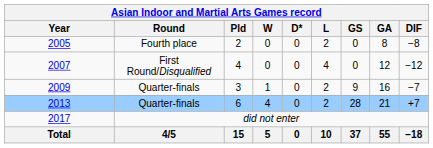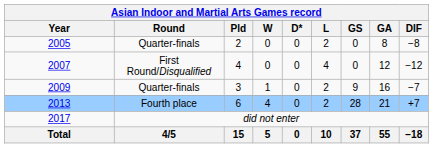(169, 45) Fourth place -> (169, 45) Quarter-finals
(169, 104) Quarter-finals -> (169, 104) Fourth place
